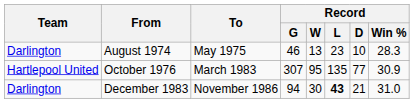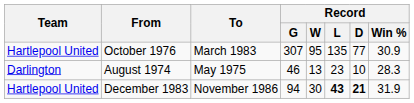rows swapped: (137, 51) <-> (140, 70)
(34, 88) Darlington -> (53, 88) Hartlepool United
(359, 88) normal -> (359, 88) bold
(389, 88) 31.0 -> (389, 88) 31.9
